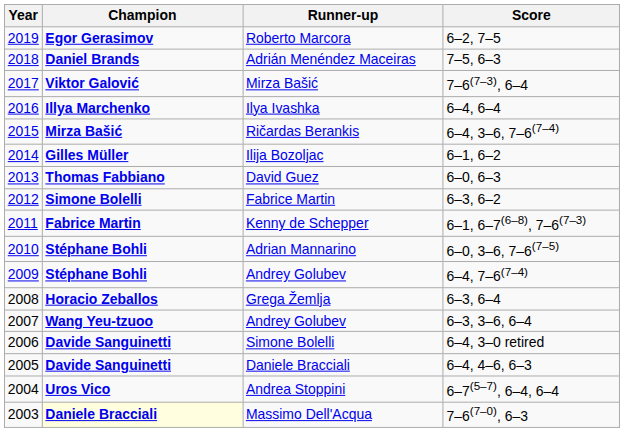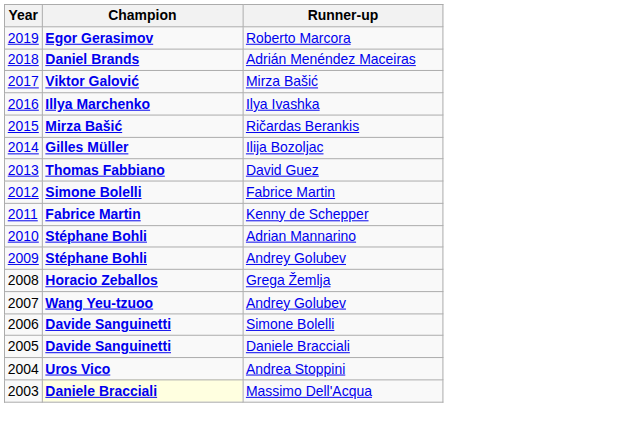- column: (531, 16)
